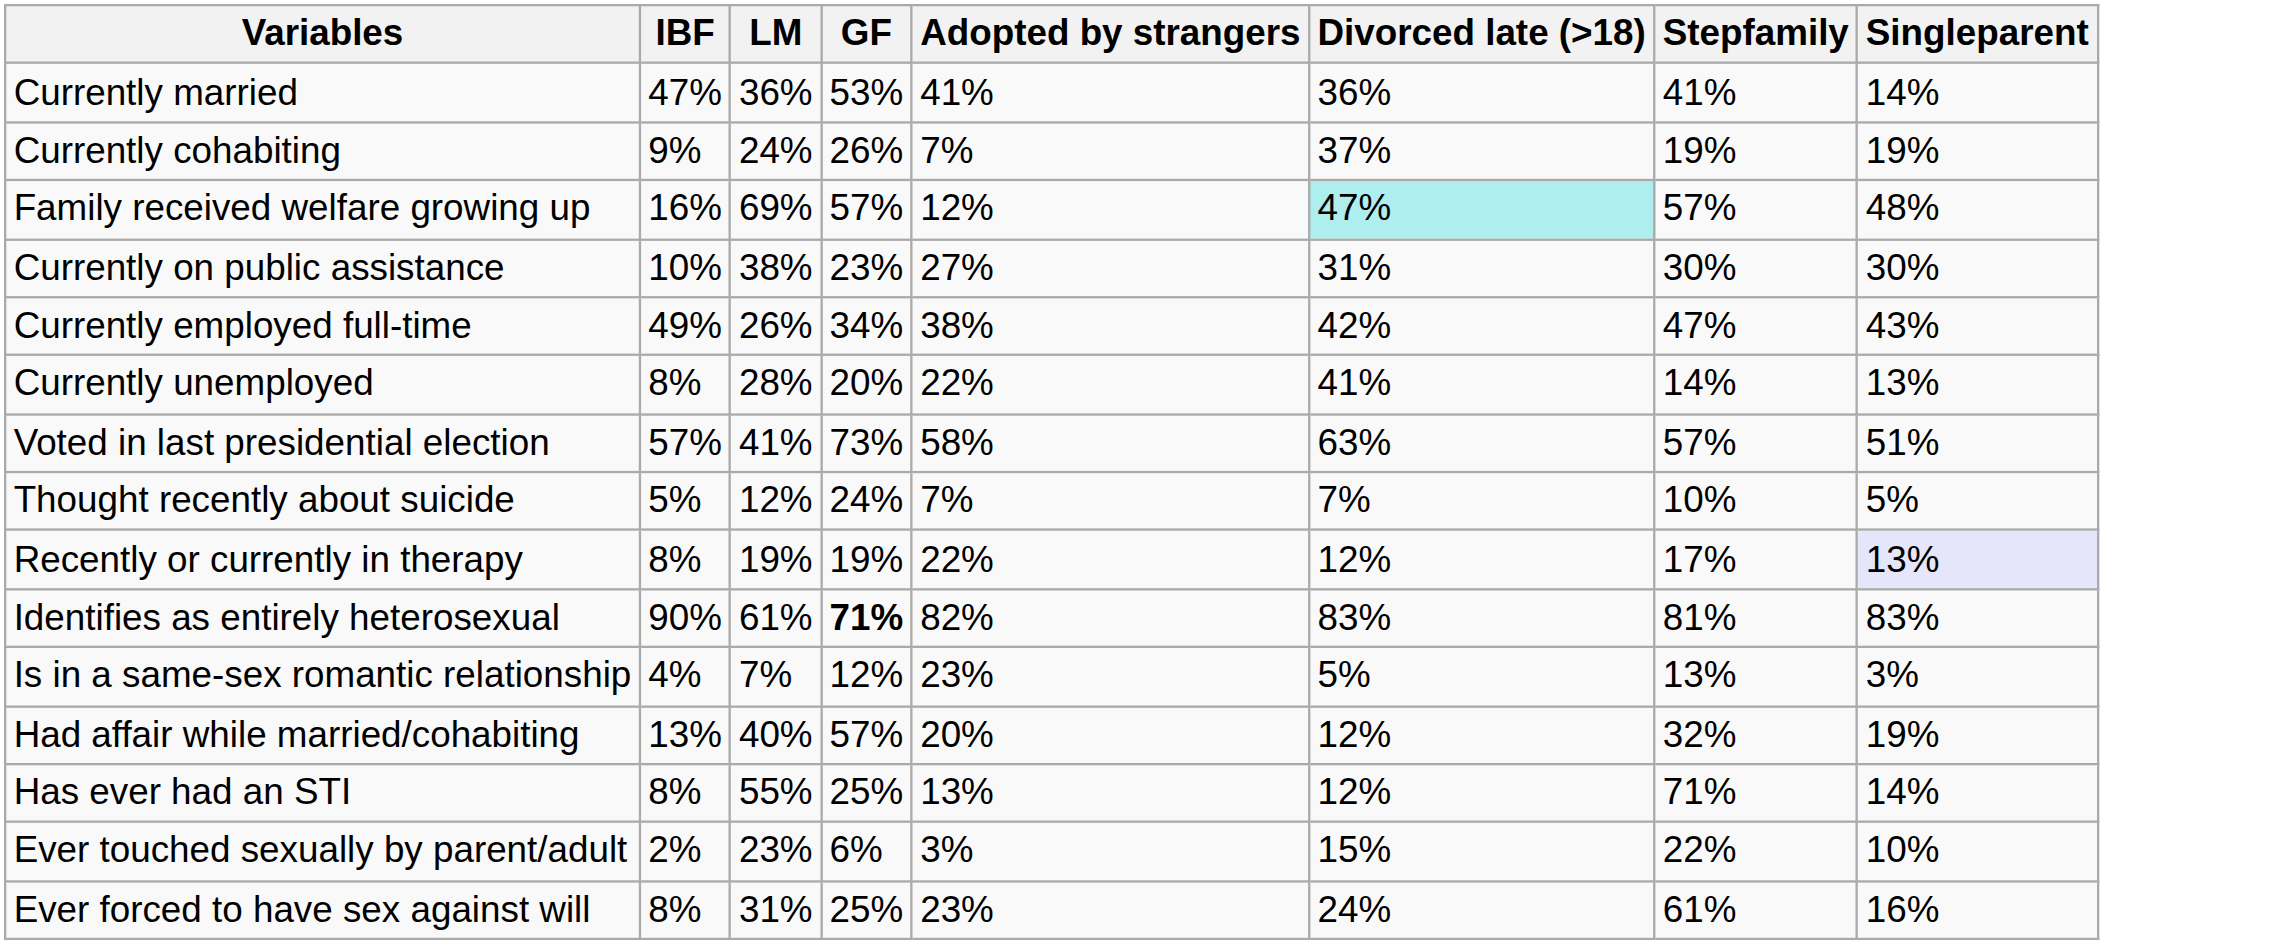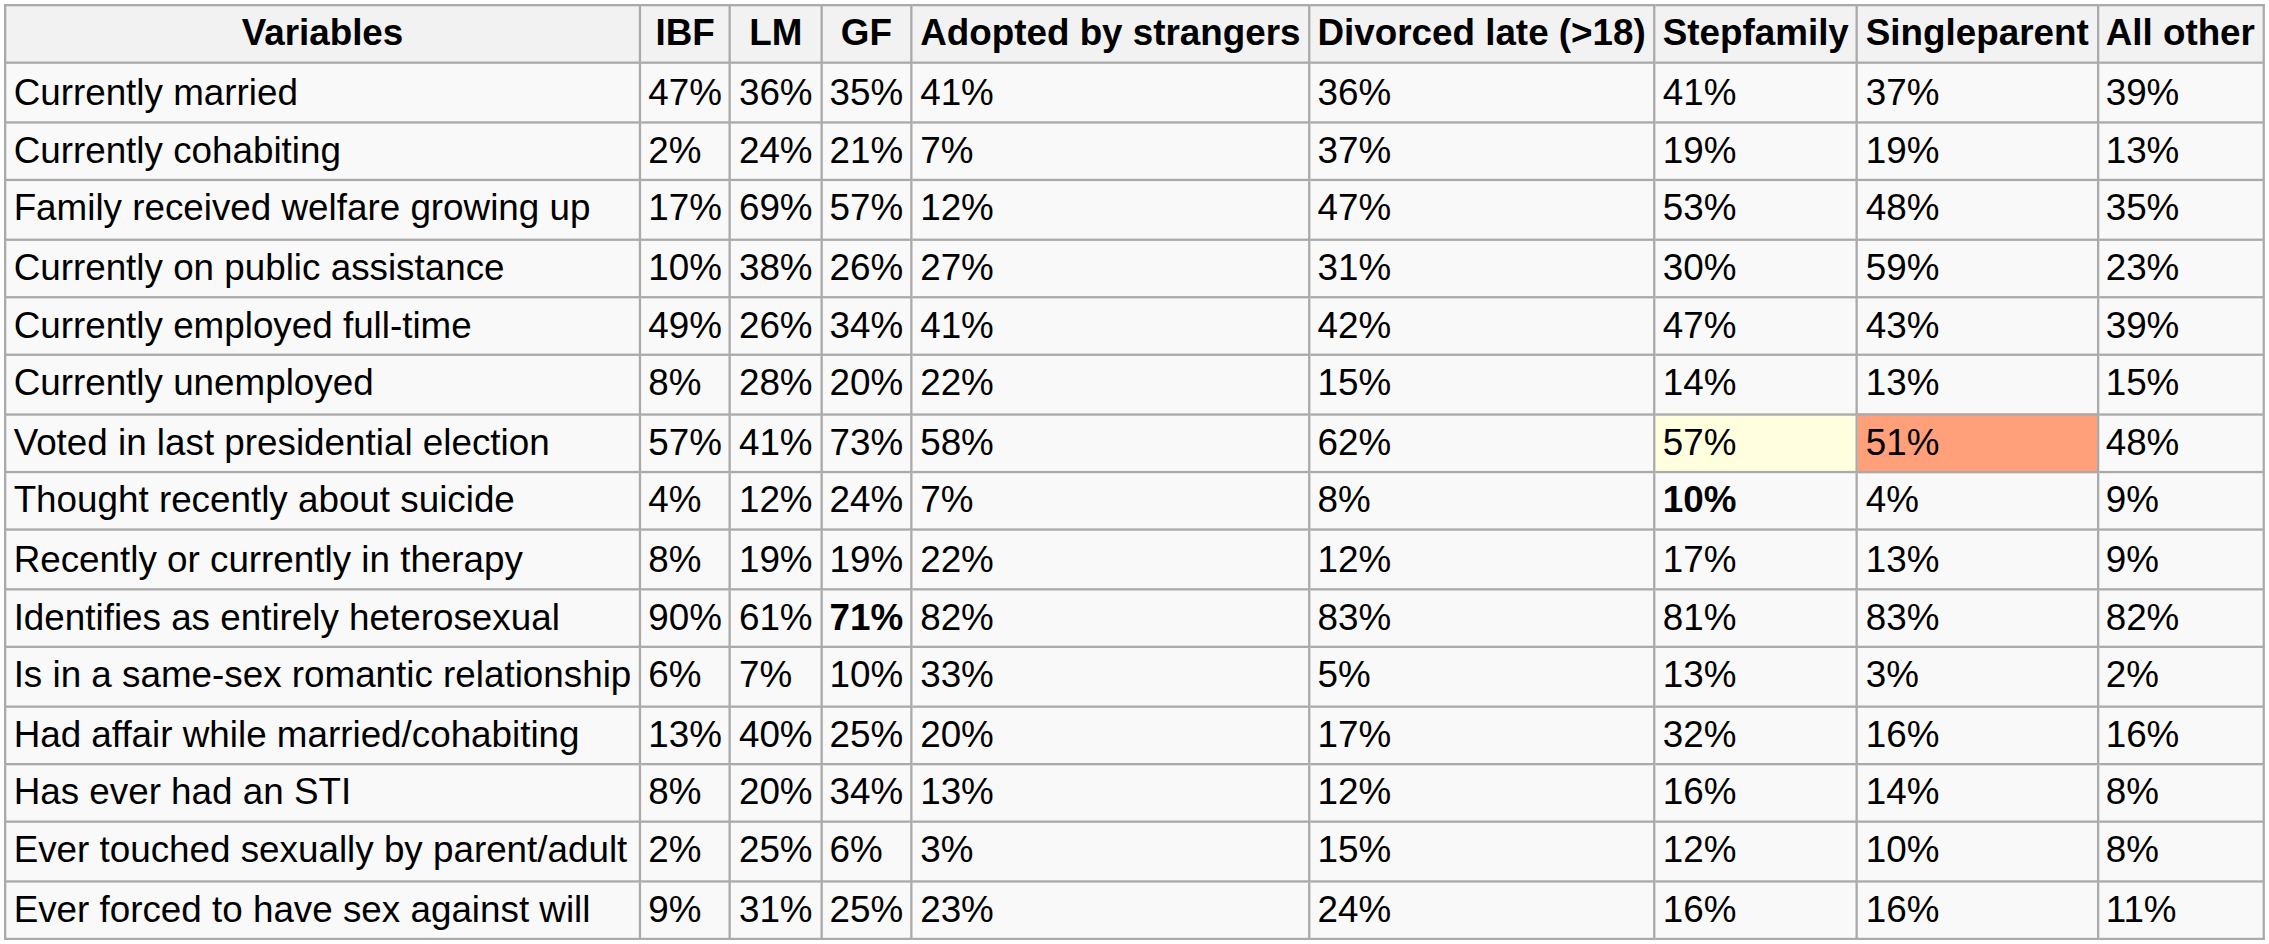+ column: (2180, 33)
(866, 92) 53% -> (866, 92) 35%
(1903, 92) 14% -> (1903, 92) 37%
(675, 150) 9% -> (675, 150) 2%
(866, 150) 26% -> (866, 150) 21%
(685, 208) 16% -> (685, 208) 17%
(1354, 208) paleturquoise background -> (1354, 208) no background
(1700, 208) 57% -> (1700, 208) 53%
(866, 267) 23% -> (866, 267) 26%
(1903, 267) 30% -> (1903, 267) 59%
(957, 325) 38% -> (957, 325) 41%
(1354, 383) 41% -> (1354, 383) 15%
(1354, 442) 63% -> (1354, 442) 62%
(1700, 442) no background -> (1700, 442) lightyellow background
(1903, 442) no background -> (1903, 442) lightsalmon background
(675, 500) 5% -> (675, 500) 4%
(1344, 500) 7% -> (1344, 500) 8%
(1700, 500) normal -> (1700, 500) bold
(1892, 500) 5% -> (1892, 500) 4%
(1903, 558) lavender background -> (1903, 558) no background
(675, 675) 4% -> (675, 675) 6%
(866, 675) 12% -> (866, 675) 10%
(957, 675) 23% -> (957, 675) 33%
(866, 734) 57% -> (866, 734) 25%
(1354, 734) 12% -> (1354, 734) 17%
(1903, 734) 19% -> (1903, 734) 16%
(776, 792) 55% -> (776, 792) 20%
(866, 792) 25% -> (866, 792) 34%
(1700, 792) 71% -> (1700, 792) 16%
(776, 850) 23% -> (776, 850) 25%
(1700, 850) 22% -> (1700, 850) 12%
(675, 909) 8% -> (675, 909) 9%
(1700, 909) 61% -> (1700, 909) 16%
